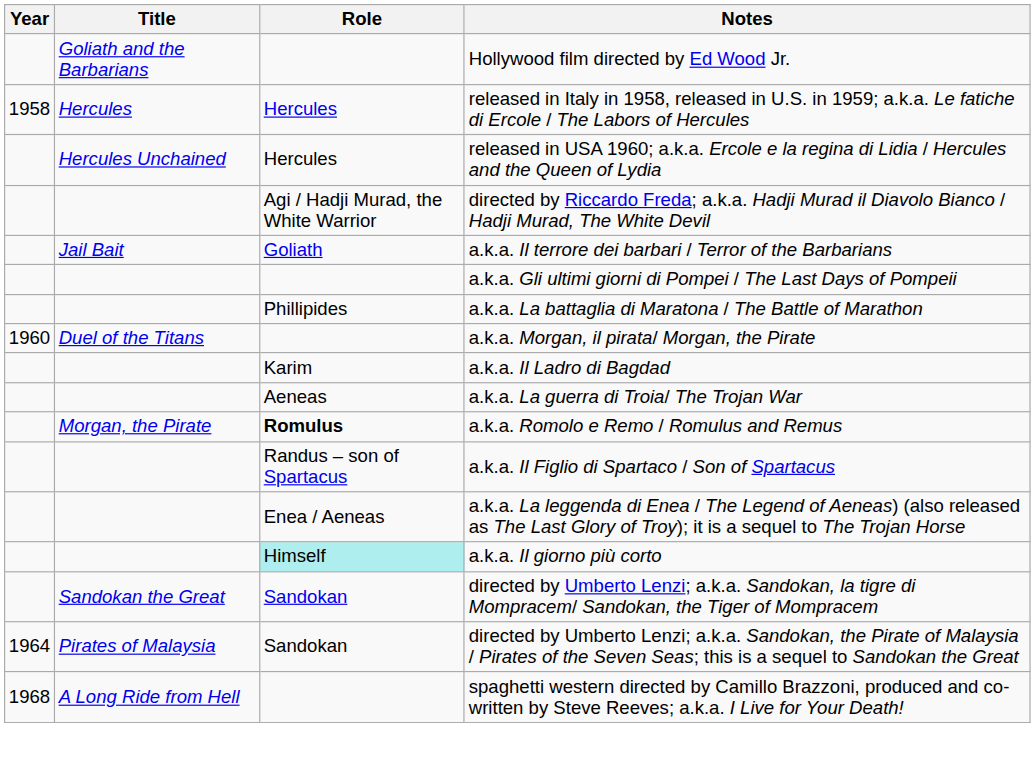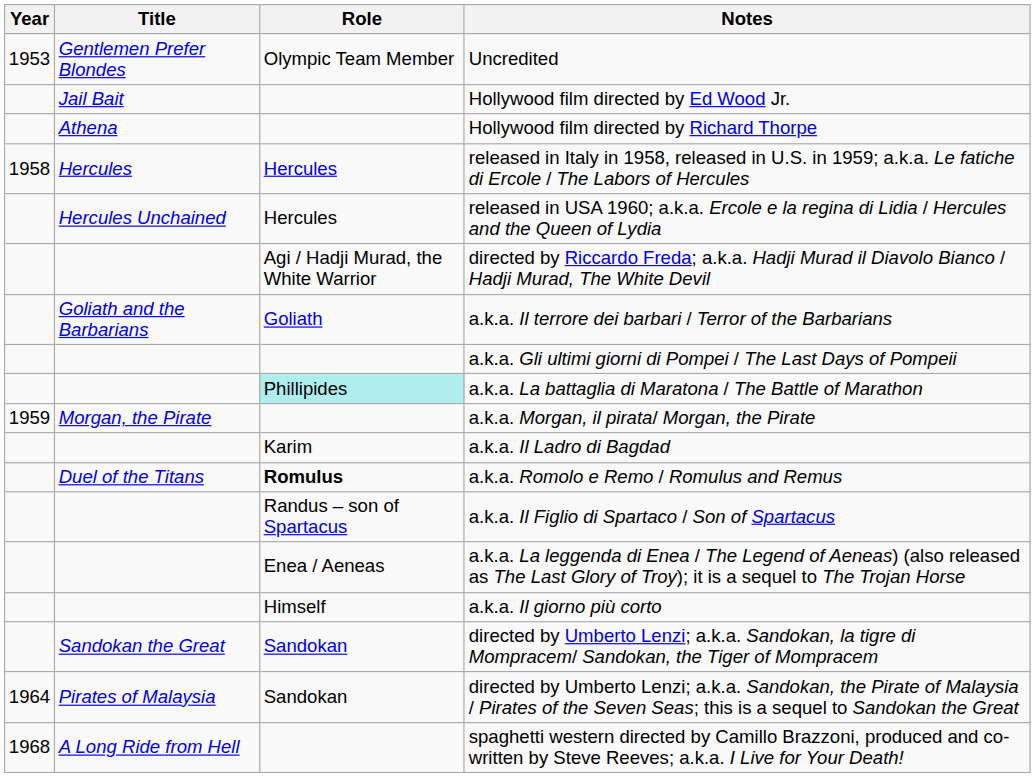+ row: (514, 59)
(122, 59) Goliath and the Barbarians -> (91, 98) Jail Bait
+ row: (643, 128)
(91, 249) Jail Bait -> (122, 319) Goliath and the Barbarians
(306, 308) no background -> (306, 388) paleturquoise background
(30, 338) 1960 -> (30, 417) 1959
(131, 338) Duel of the Titans -> (135, 417) Morgan, the Pirate
- row: (635, 397)
(135, 426) Morgan, the Pirate -> (131, 476) Duel of the Titans
(295, 556) paleturquoise background -> (295, 606) no background
